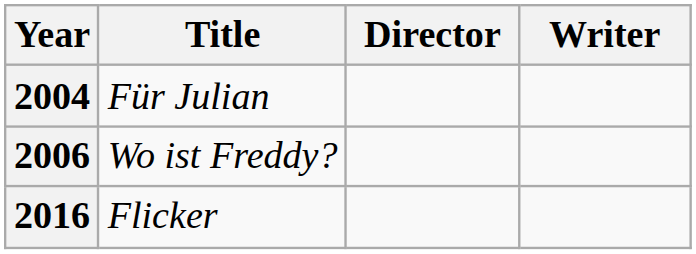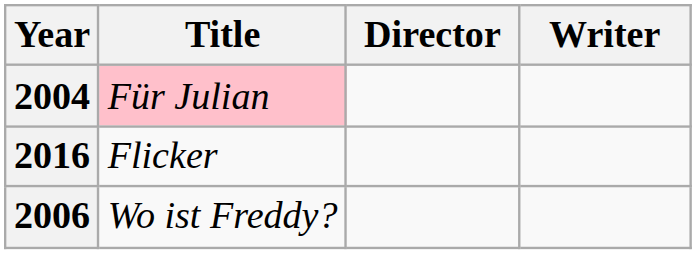(189, 95) no background -> (189, 95) pink background
rows swapped: (52, 155) <-> (52, 215)
